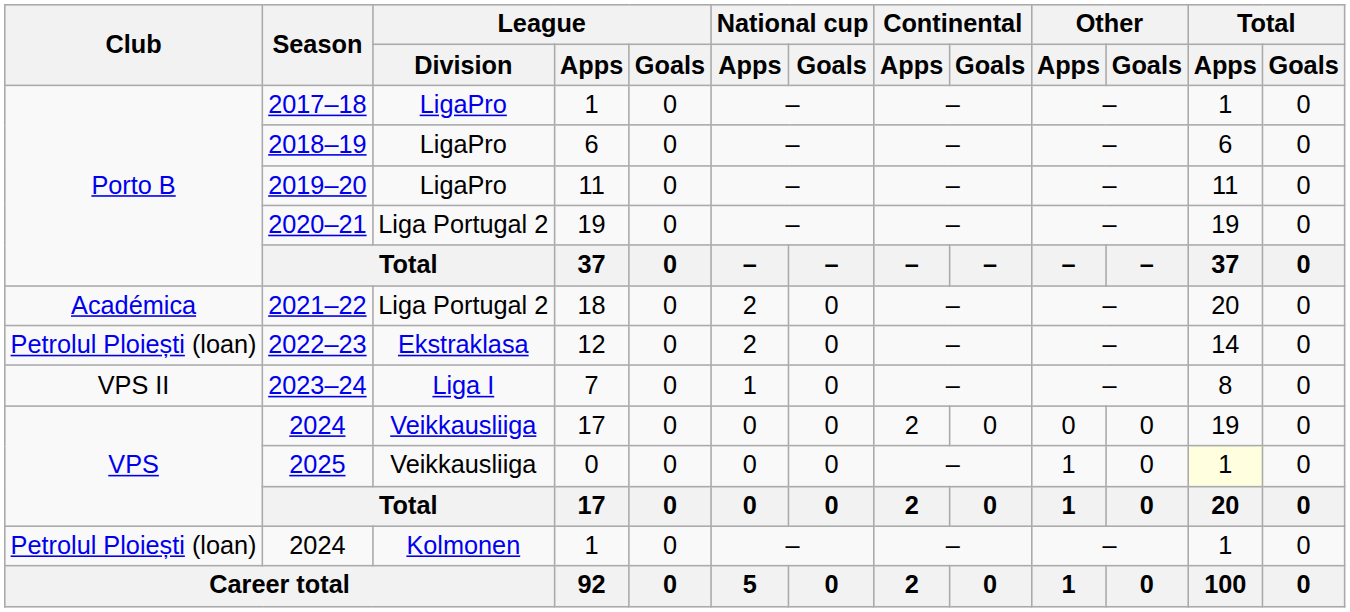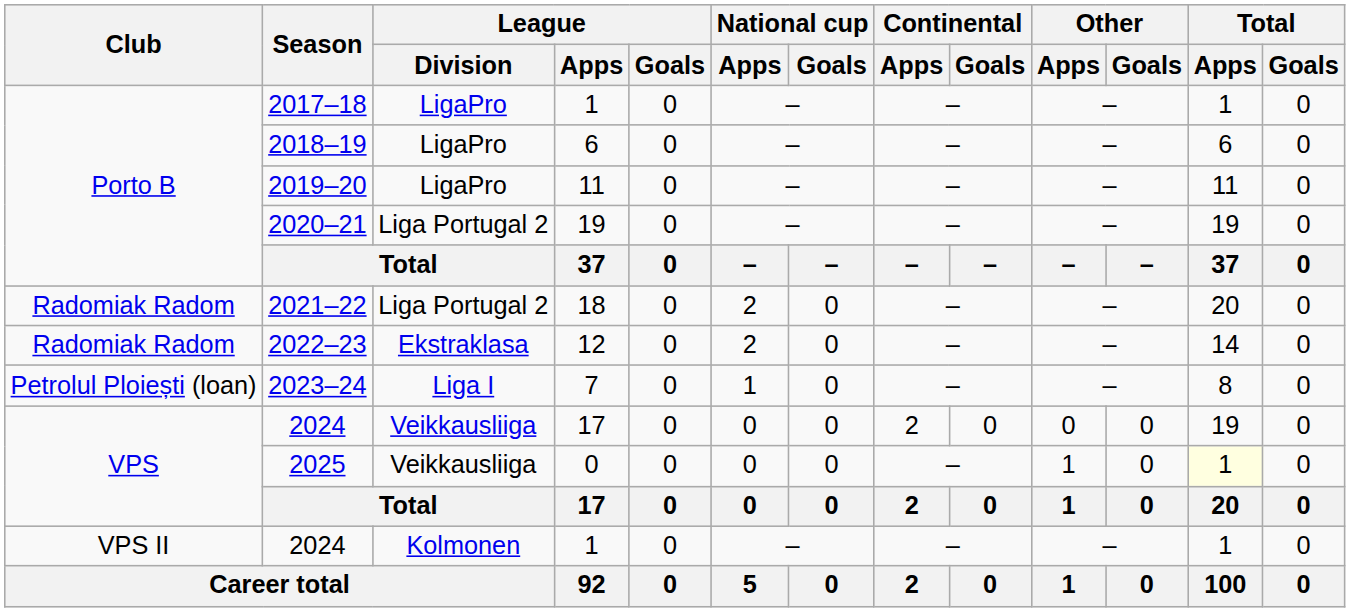(134, 305) Académica -> (134, 305) Radomiak Radom
(134, 345) Petrolul Ploiești (loan) -> (134, 345) Radomiak Radom
(134, 385) VPS II -> (134, 385) Petrolul Ploiești (loan)
(134, 545) Petrolul Ploiești (loan) -> (134, 545) VPS II
